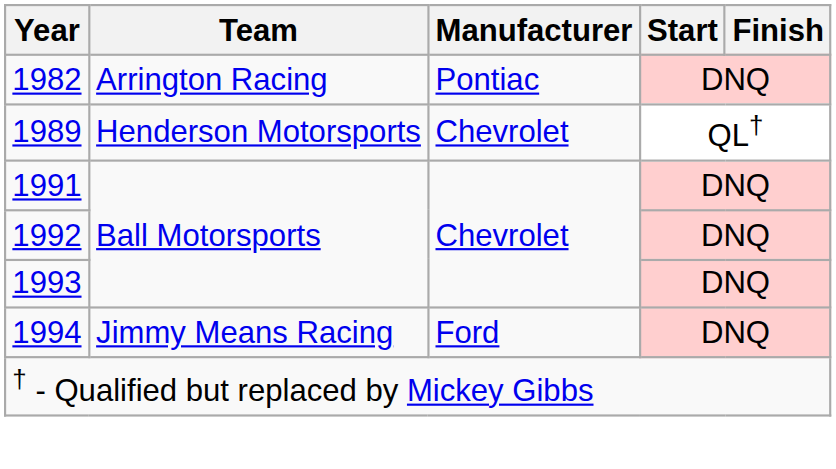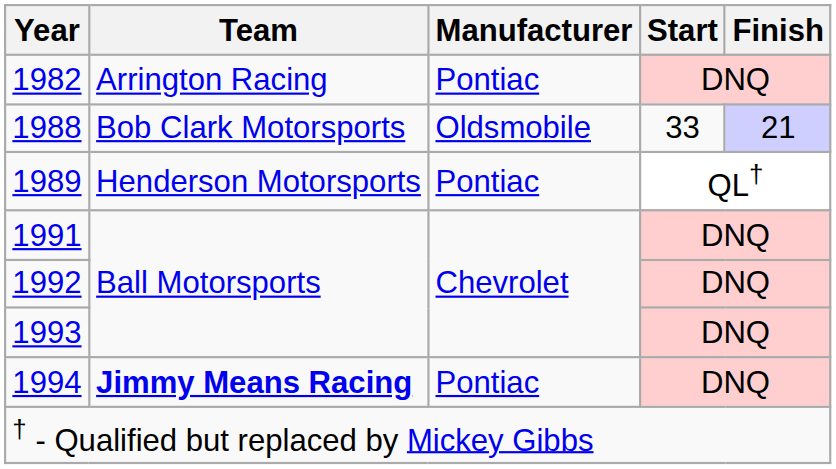+ row: (47, 128)
(502, 132) Chevrolet -> (487, 182) Pontiac
(245, 333) normal -> (254, 382) bold
(467, 333) Ford -> (487, 382) Pontiac
